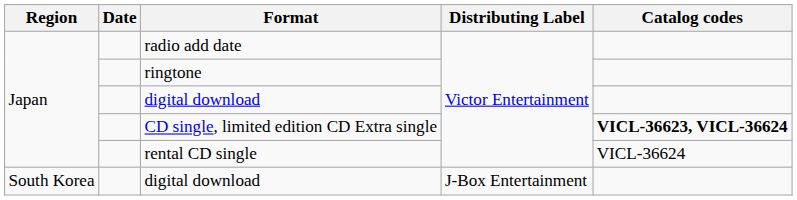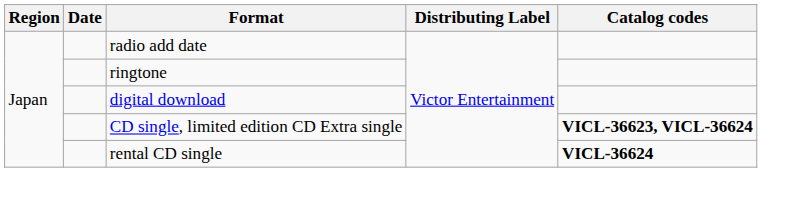(641, 153) normal -> (608, 153) bold
- row: (52, 180)
